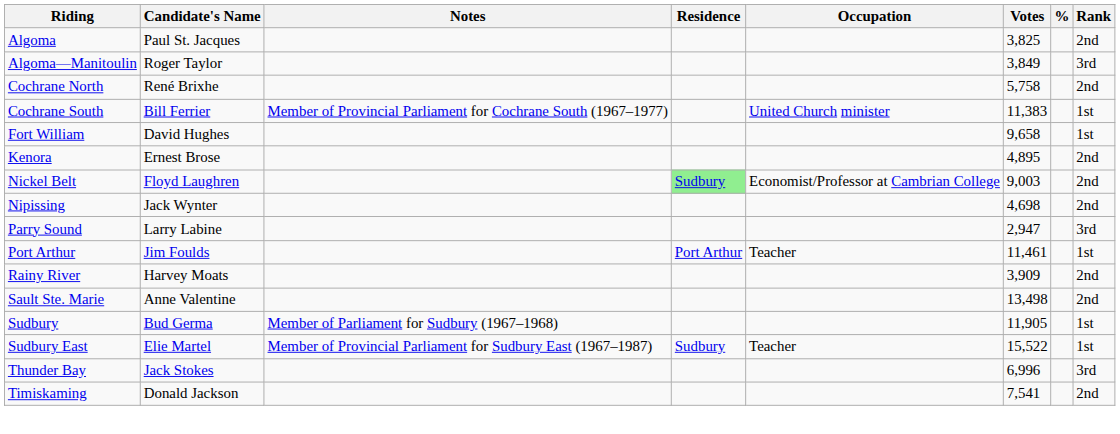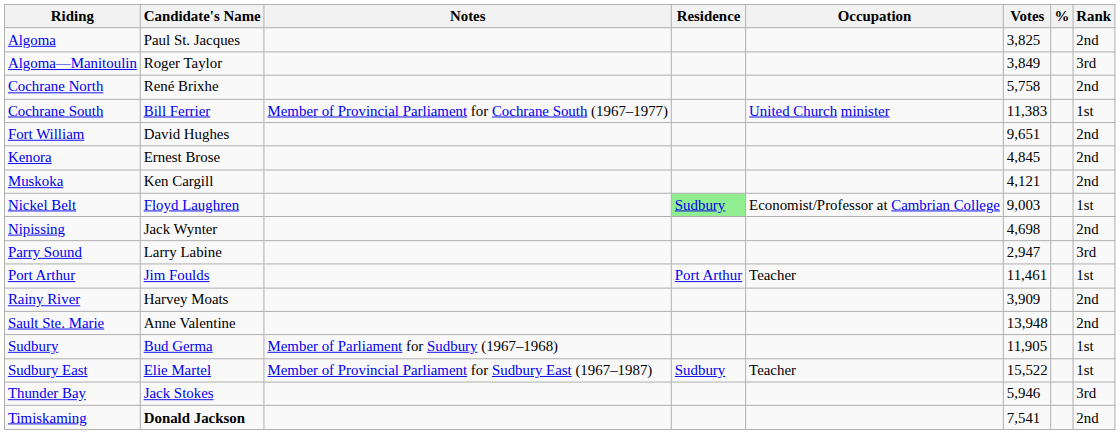(1024, 134) 9,658 -> (1024, 134) 9,651
(1085, 134) 1st -> (1087, 134) 2nd
(1024, 157) 4,895 -> (1024, 157) 4,845
+ row: (36, 181)
(1087, 181) 2nd -> (1085, 205) 1st
(1027, 299) 13,498 -> (1027, 323) 13,948
(1024, 370) 6,996 -> (1024, 393) 5,946
(191, 393) normal -> (194, 417) bold
